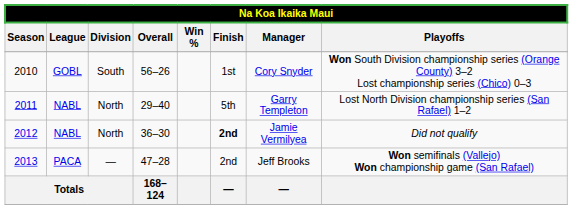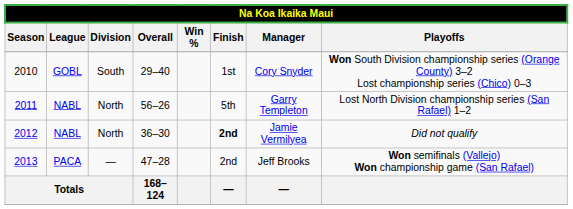(155, 71) 56–26 -> (155, 71) 29–40
(155, 105) 29–40 -> (155, 105) 56–26
